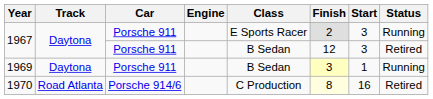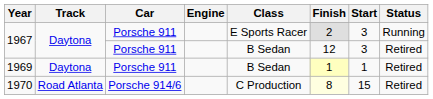(329, 68) 3 -> (329, 68) 1
(404, 68) Running -> (404, 68) Retired
(364, 86) 16 -> (364, 86) 15
